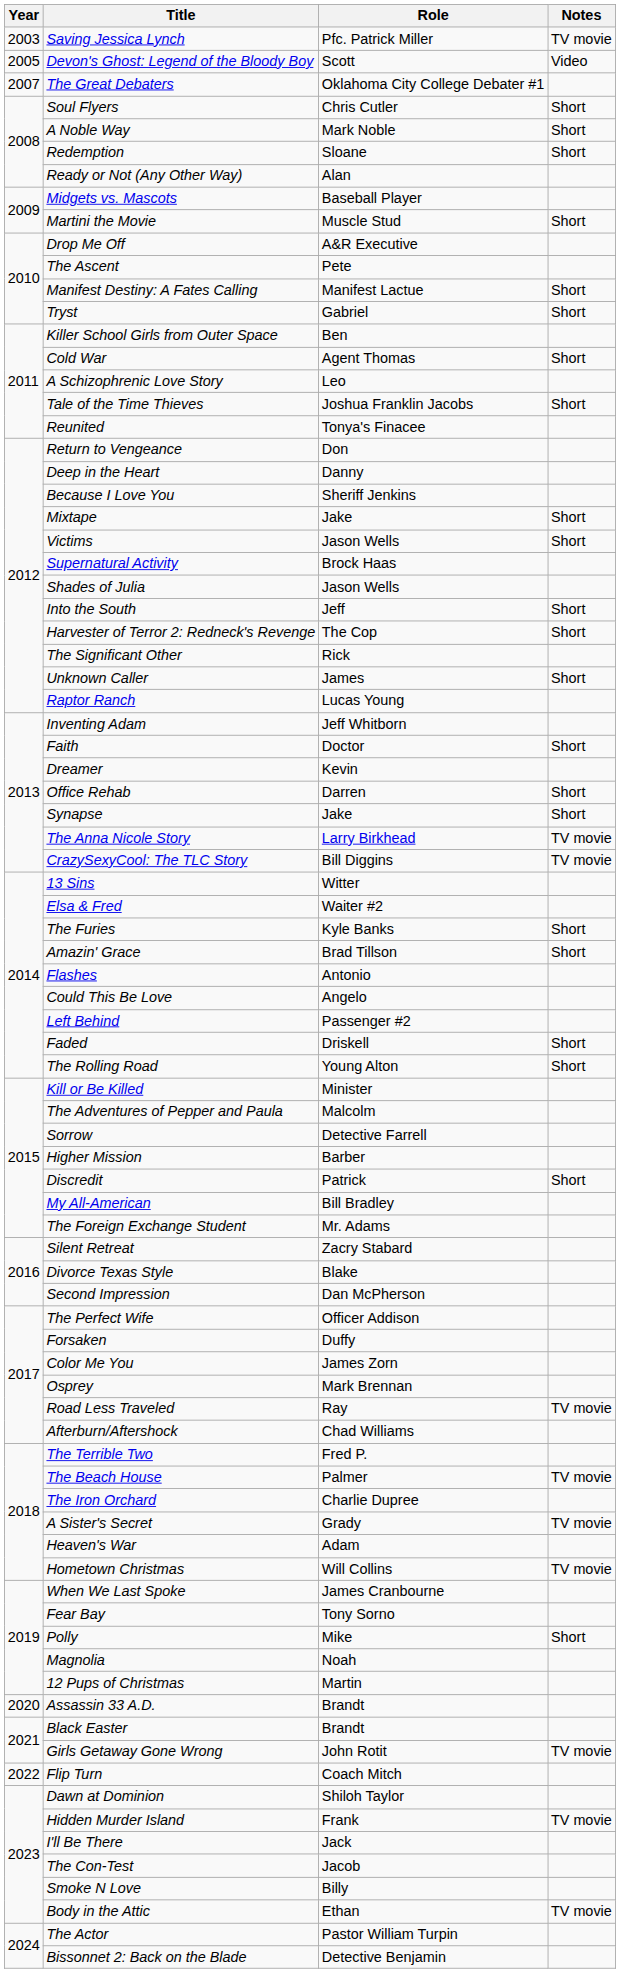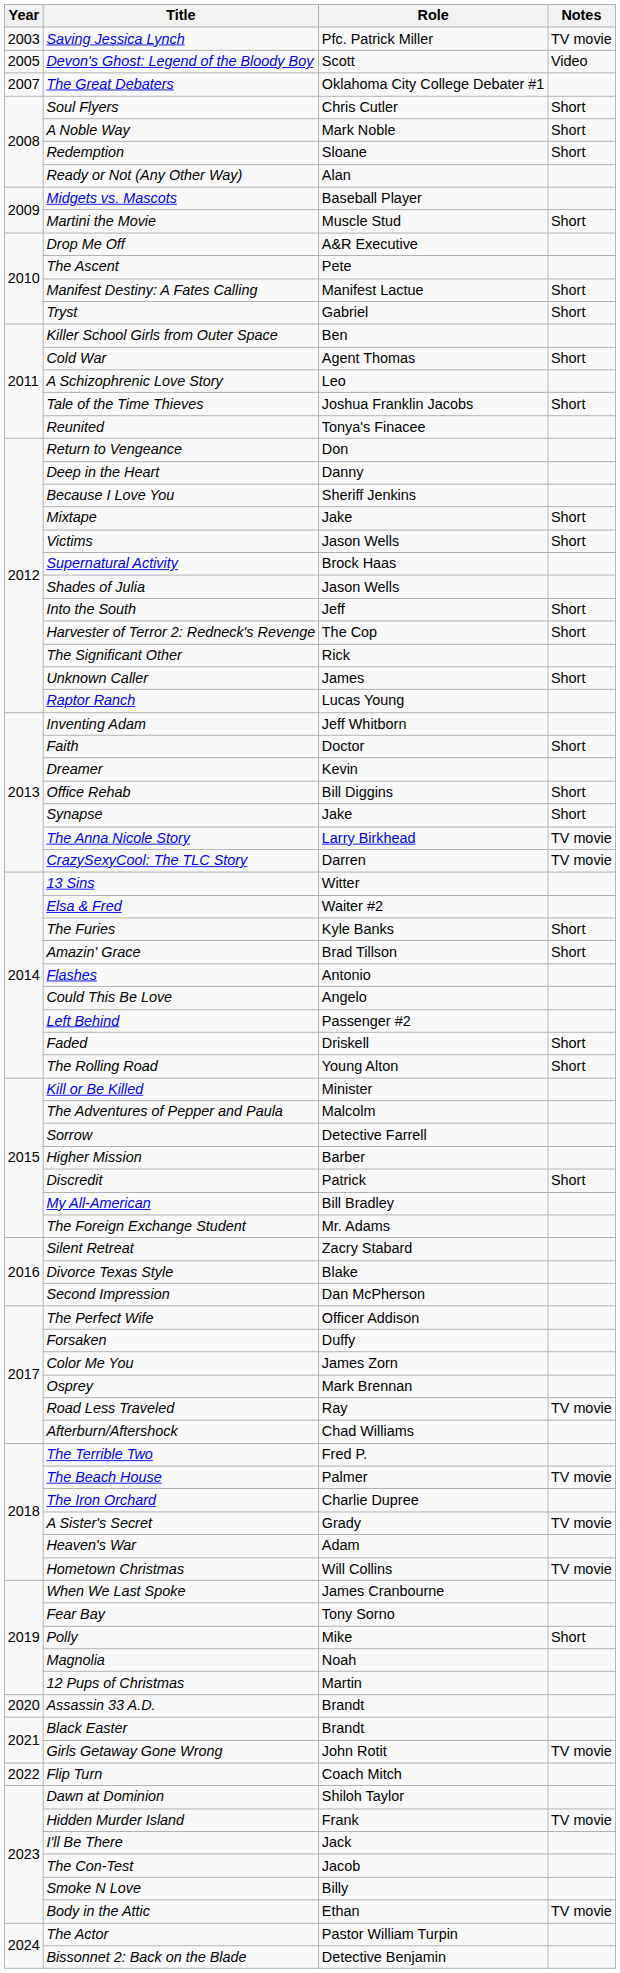(344, 792) Darren -> (357, 792) Bill Diggins
(357, 860) Bill Diggins -> (344, 860) Darren
